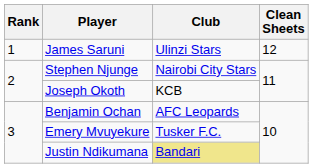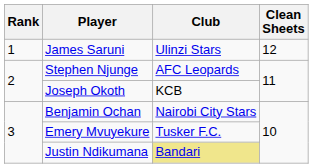(206, 70) Nairobi City Stars -> (197, 70) AFC Leopards
(197, 111) AFC Leopards -> (206, 111) Nairobi City Stars
